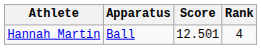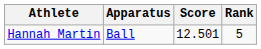(239, 34) 4 -> (239, 34) 5
